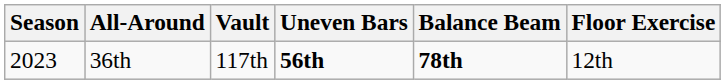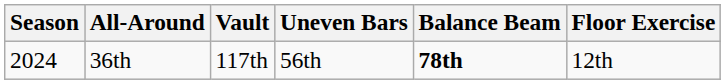(33, 60) 2023 -> (33, 60) 2024
(302, 60) bold -> (301, 60) normal
